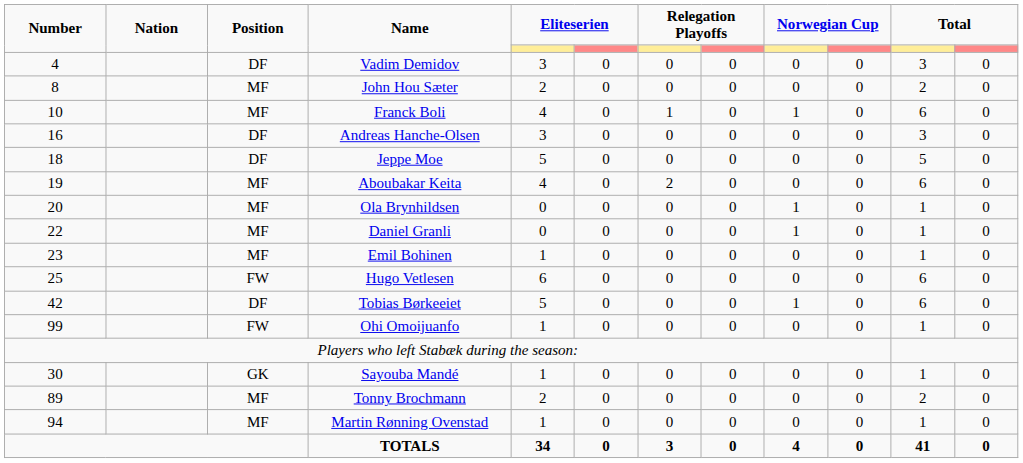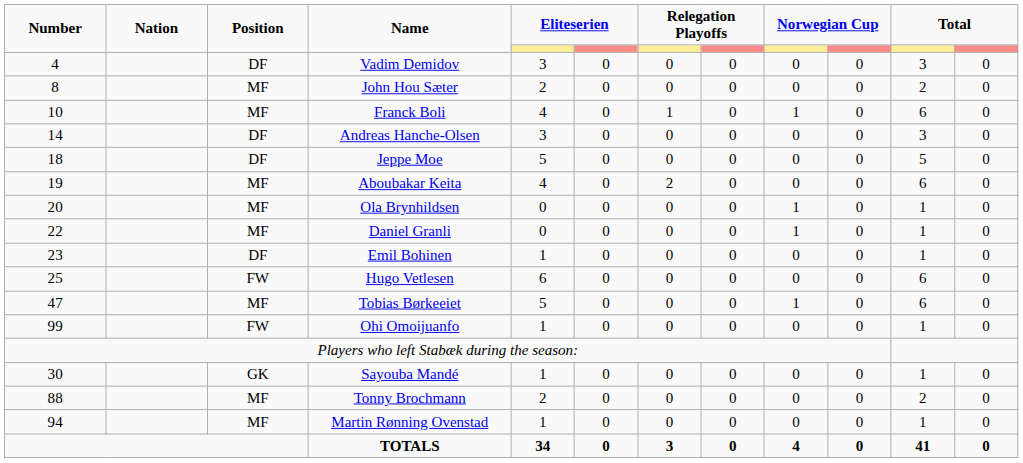(55, 135) 16 -> (55, 135) 14
(258, 254) MF -> (258, 254) DF
(55, 302) 42 -> (55, 302) 47
(258, 302) DF -> (258, 302) MF
(55, 398) 89 -> (55, 398) 88
